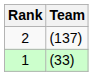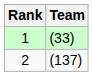rows swapped: (25, 60) <-> (25, 37)
